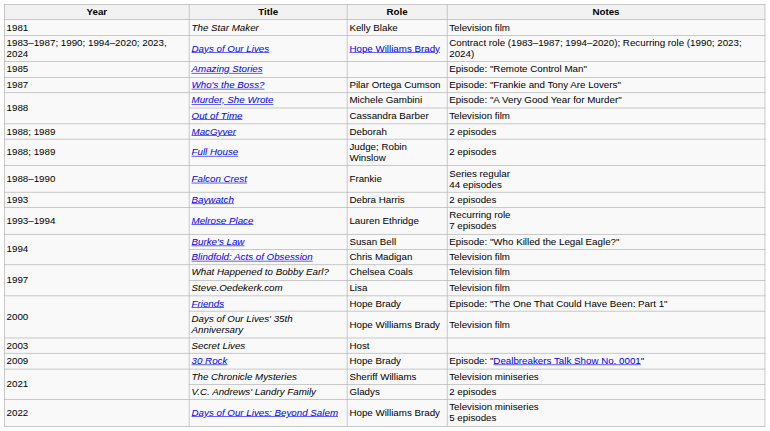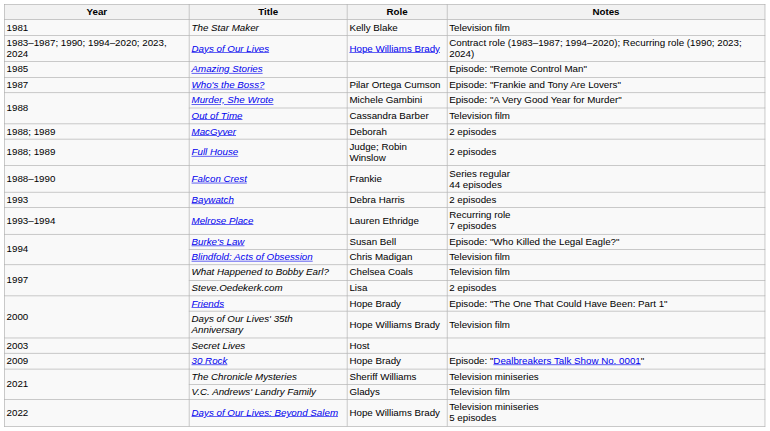(480, 288) Television film -> (473, 288) 2 episodes
(473, 392) 2 episodes -> (480, 392) Television film
